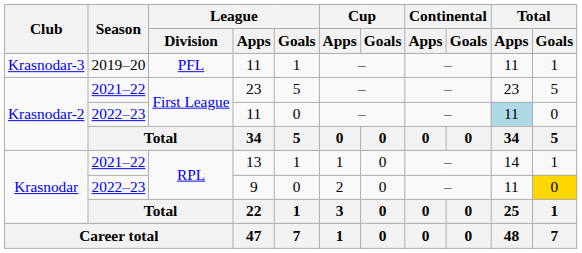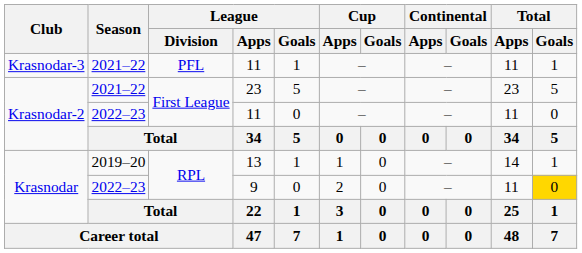(118, 65) 2019–20 -> (118, 65) 2021–22
(511, 114) lightblue background -> (511, 114) no background
(118, 162) 2021–22 -> (118, 162) 2019–20
